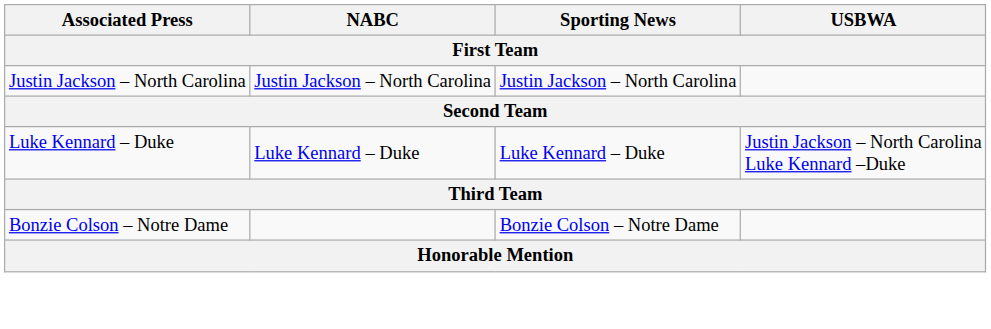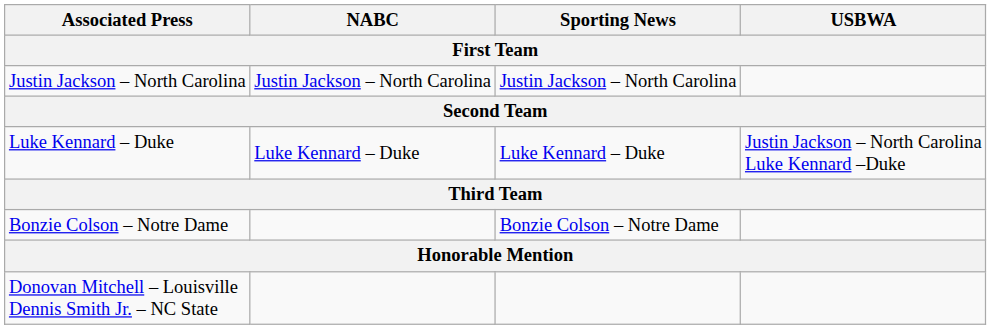+ row: (123, 297)
